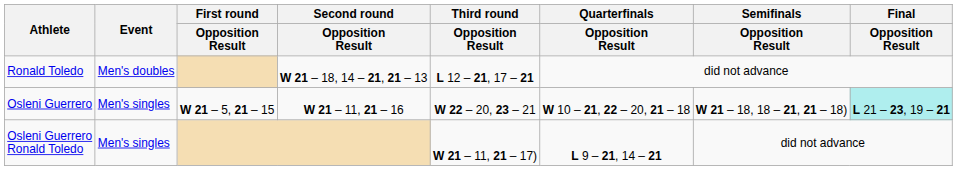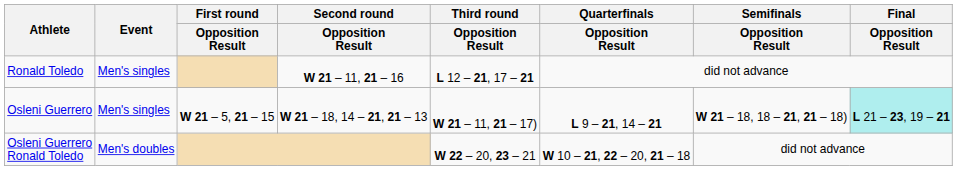(136, 72) Men's doubles -> (134, 72) Men's singles
(354, 79) W 21 – 18, 14 – 21, 21 – 13 -> (354, 79) W 21 – 11, 21 – 16
(354, 111) W 21 – 11, 21 – 16 -> (354, 117) W 21 – 18, 14 – 21, 21 – 13
(485, 111) W 22 – 20, 23 – 21 -> (485, 124) W 21 – 11, 21 – 17)
(616, 111) W 10 – 21, 22 – 20, 21 – 18 -> (616, 124) L 9 – 21, 14 – 21
(134, 143) Men's singles -> (136, 150) Men's doubles
(485, 156) W 21 – 11, 21 – 17) -> (485, 156) W 22 – 20, 23 – 21
(616, 156) L 9 – 21, 14 – 21 -> (616, 156) W 10 – 21, 22 – 20, 21 – 18
